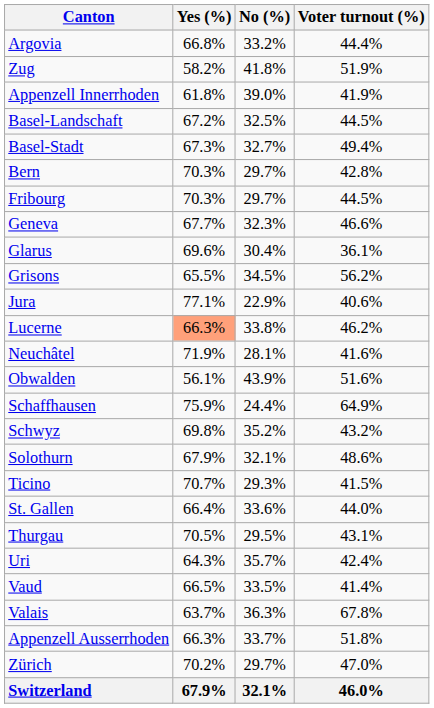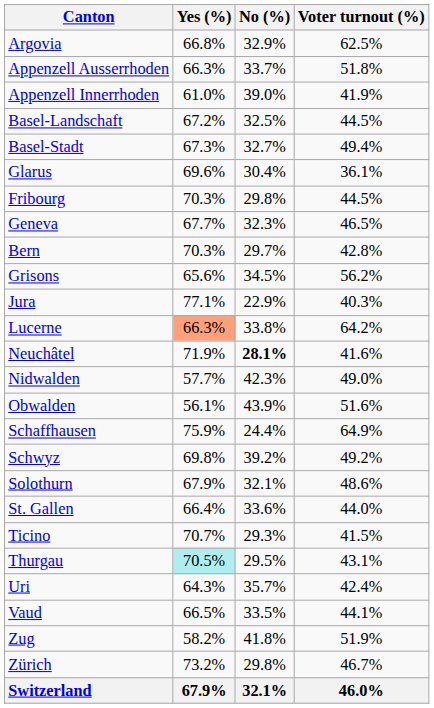(265, 43) 33.2% -> (265, 43) 32.9%
(361, 43) 44.4% -> (361, 43) 62.5%
rows swapped: (89, 638) <-> (21, 69)
(204, 95) 61.8% -> (204, 95) 61.0%
rows swapped: (24, 172) <-> (30, 250)
(265, 198) 29.7% -> (265, 198) 29.8%
(361, 224) 46.6% -> (361, 224) 46.5%
(204, 276) 65.5% -> (204, 276) 65.6%
(361, 302) 40.6% -> (361, 302) 40.3%
(361, 328) 46.2% -> (361, 328) 64.2%
(265, 353) normal -> (265, 353) bold
+ row: (44, 379)
(265, 431) 35.2% -> (265, 457) 39.2%
(361, 431) 43.2% -> (361, 457) 49.2%
rows swapped: (41, 509) <-> (29, 483)
(204, 535) no background -> (204, 560) paleturquoise background
(361, 586) 41.4% -> (361, 612) 44.1%
- row: (28, 612)
(204, 664) 70.2% -> (204, 664) 73.2%
(265, 664) 29.7% -> (265, 664) 29.8%
(361, 664) 47.0% -> (361, 664) 46.7%
